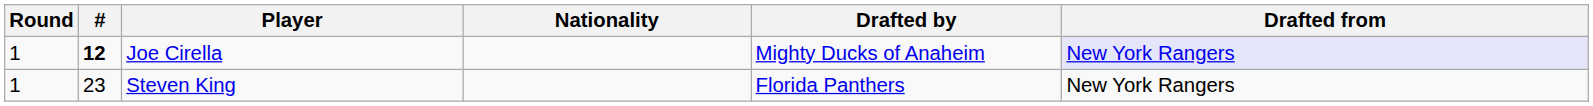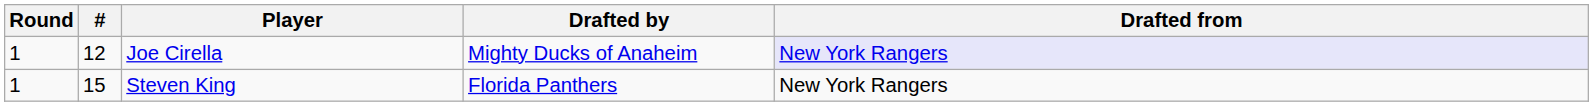- column: (607, 20)
(94, 52) bold -> (94, 52) normal
(94, 85) 23 -> (94, 85) 15
